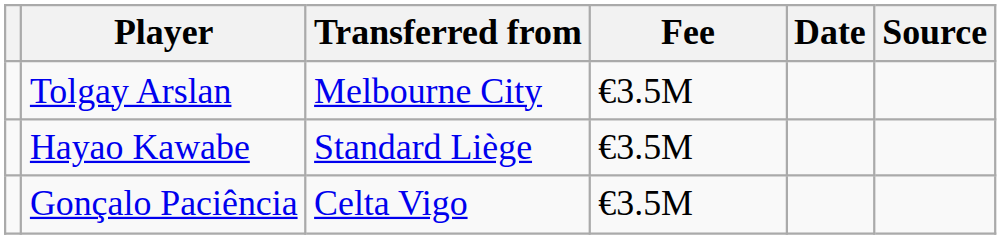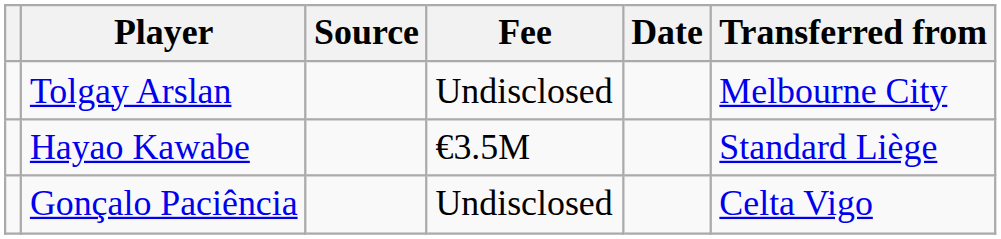columns swapped: (448, 32) <-> (935, 32)
(646, 89) €3.5M -> (524, 89) Undisclosed
(646, 203) €3.5M -> (524, 203) Undisclosed
